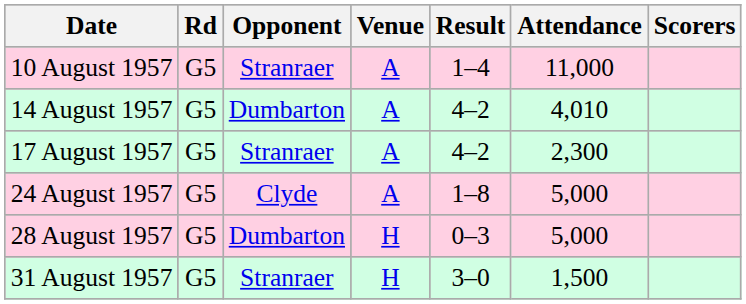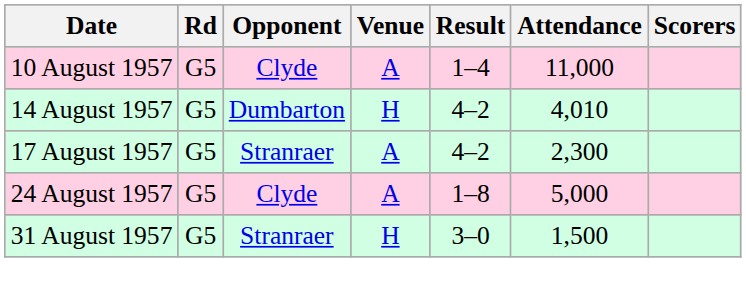(287, 67) Stranraer -> (287, 67) Clyde
(390, 109) A -> (390, 109) H
- row: (92, 236)
